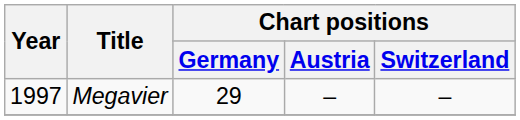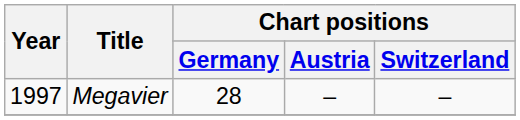(229, 96) 29 -> (229, 96) 28
